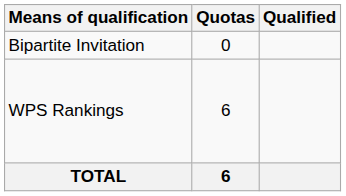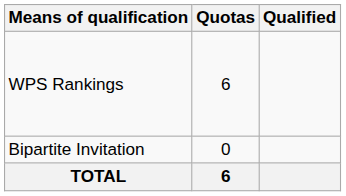rows swapped: (66, 110) <-> (77, 45)
